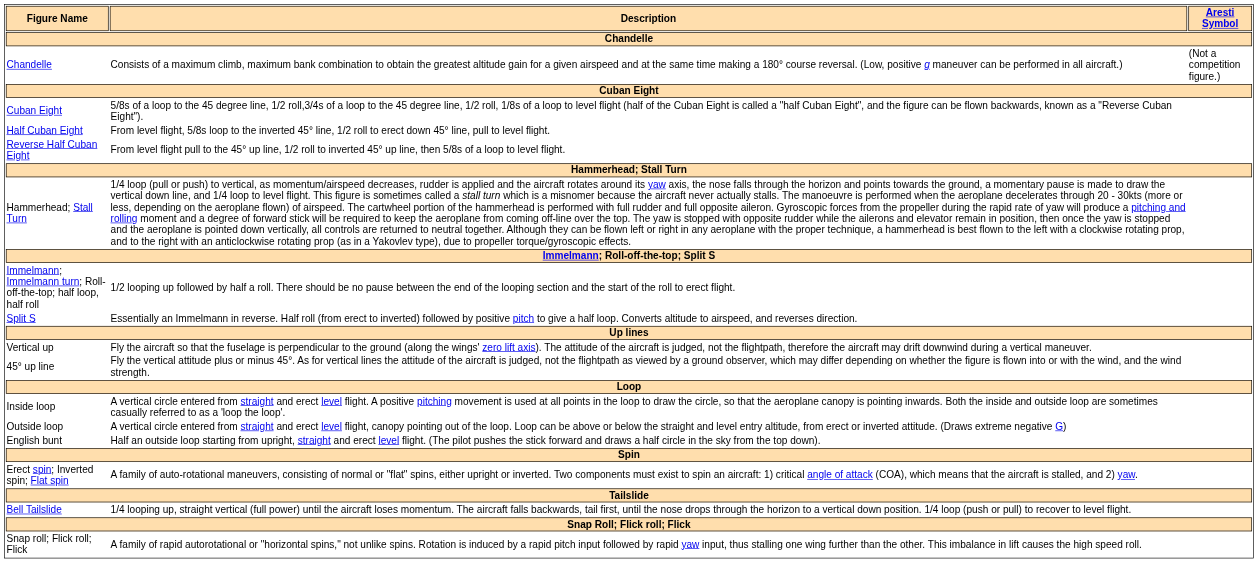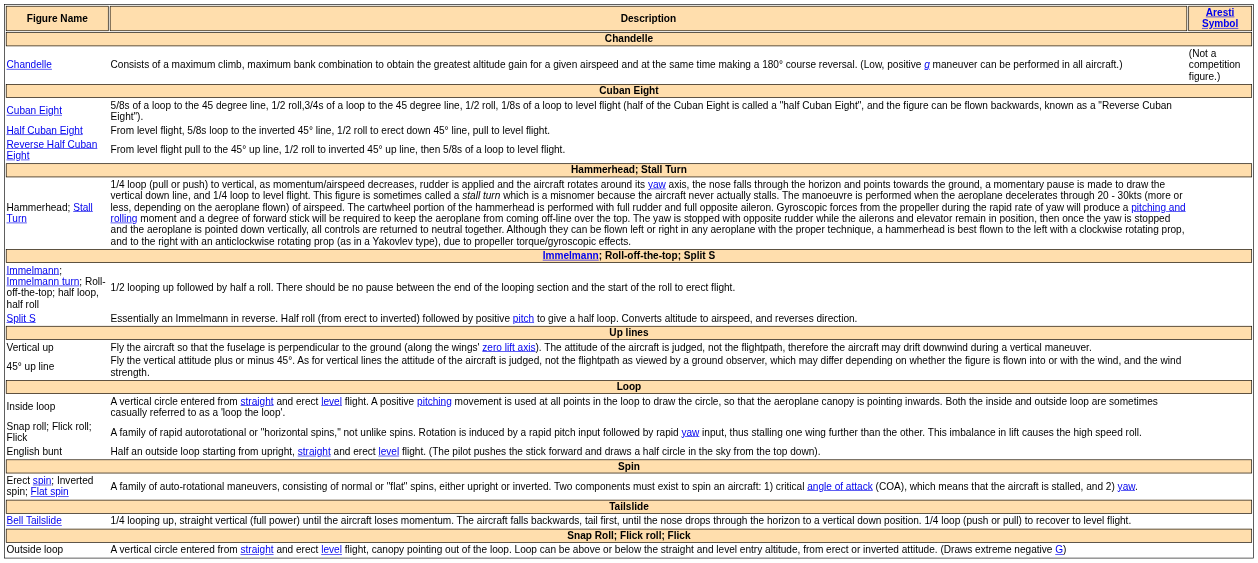rows swapped: (35, 426) <-> (49, 544)
